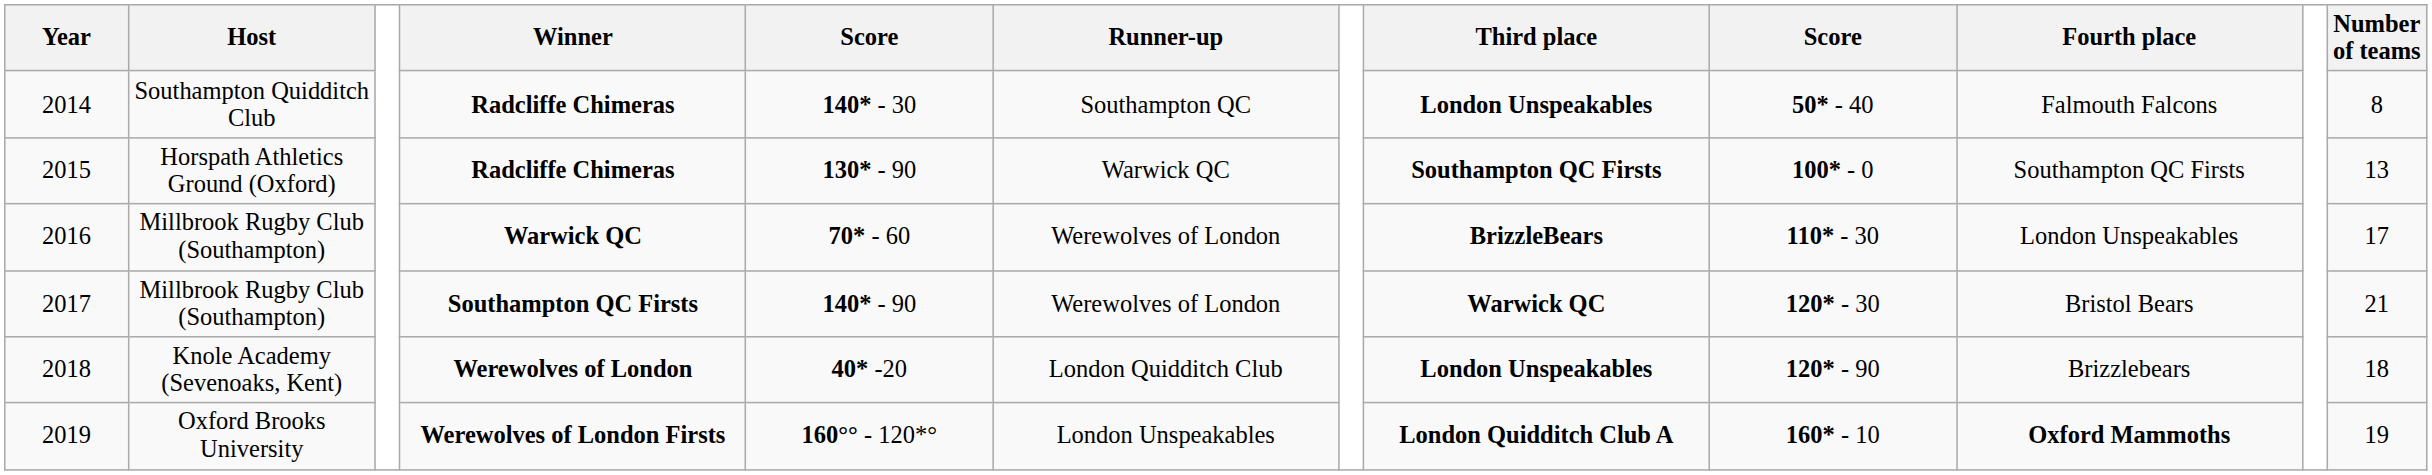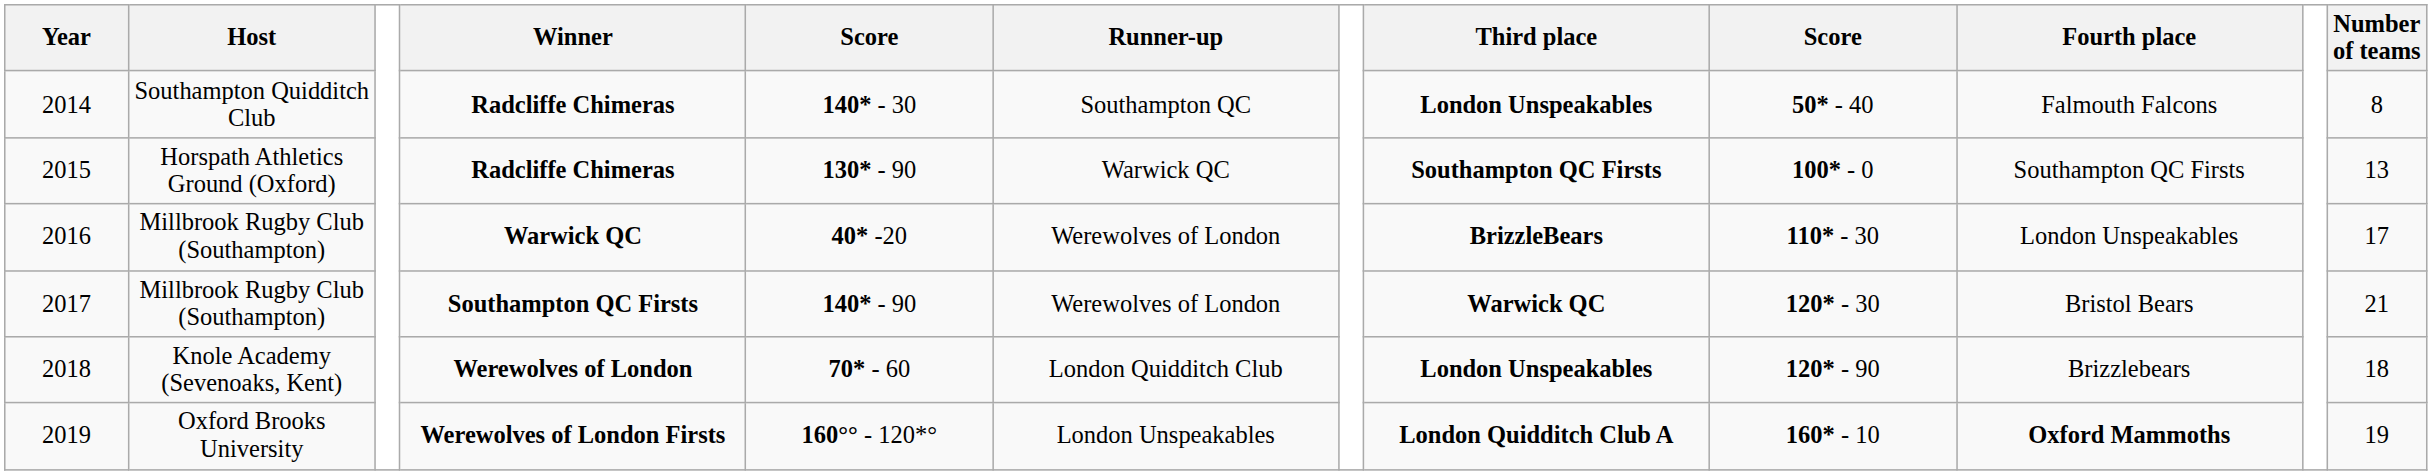(869, 236) 70* - 60 -> (869, 236) 40* -20
(869, 369) 40* -20 -> (869, 369) 70* - 60
